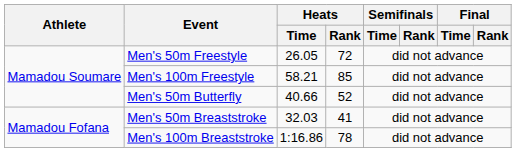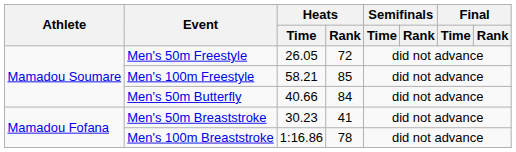(345, 97) 52 -> (345, 97) 84
(301, 117) 32.03 -> (301, 117) 30.23
